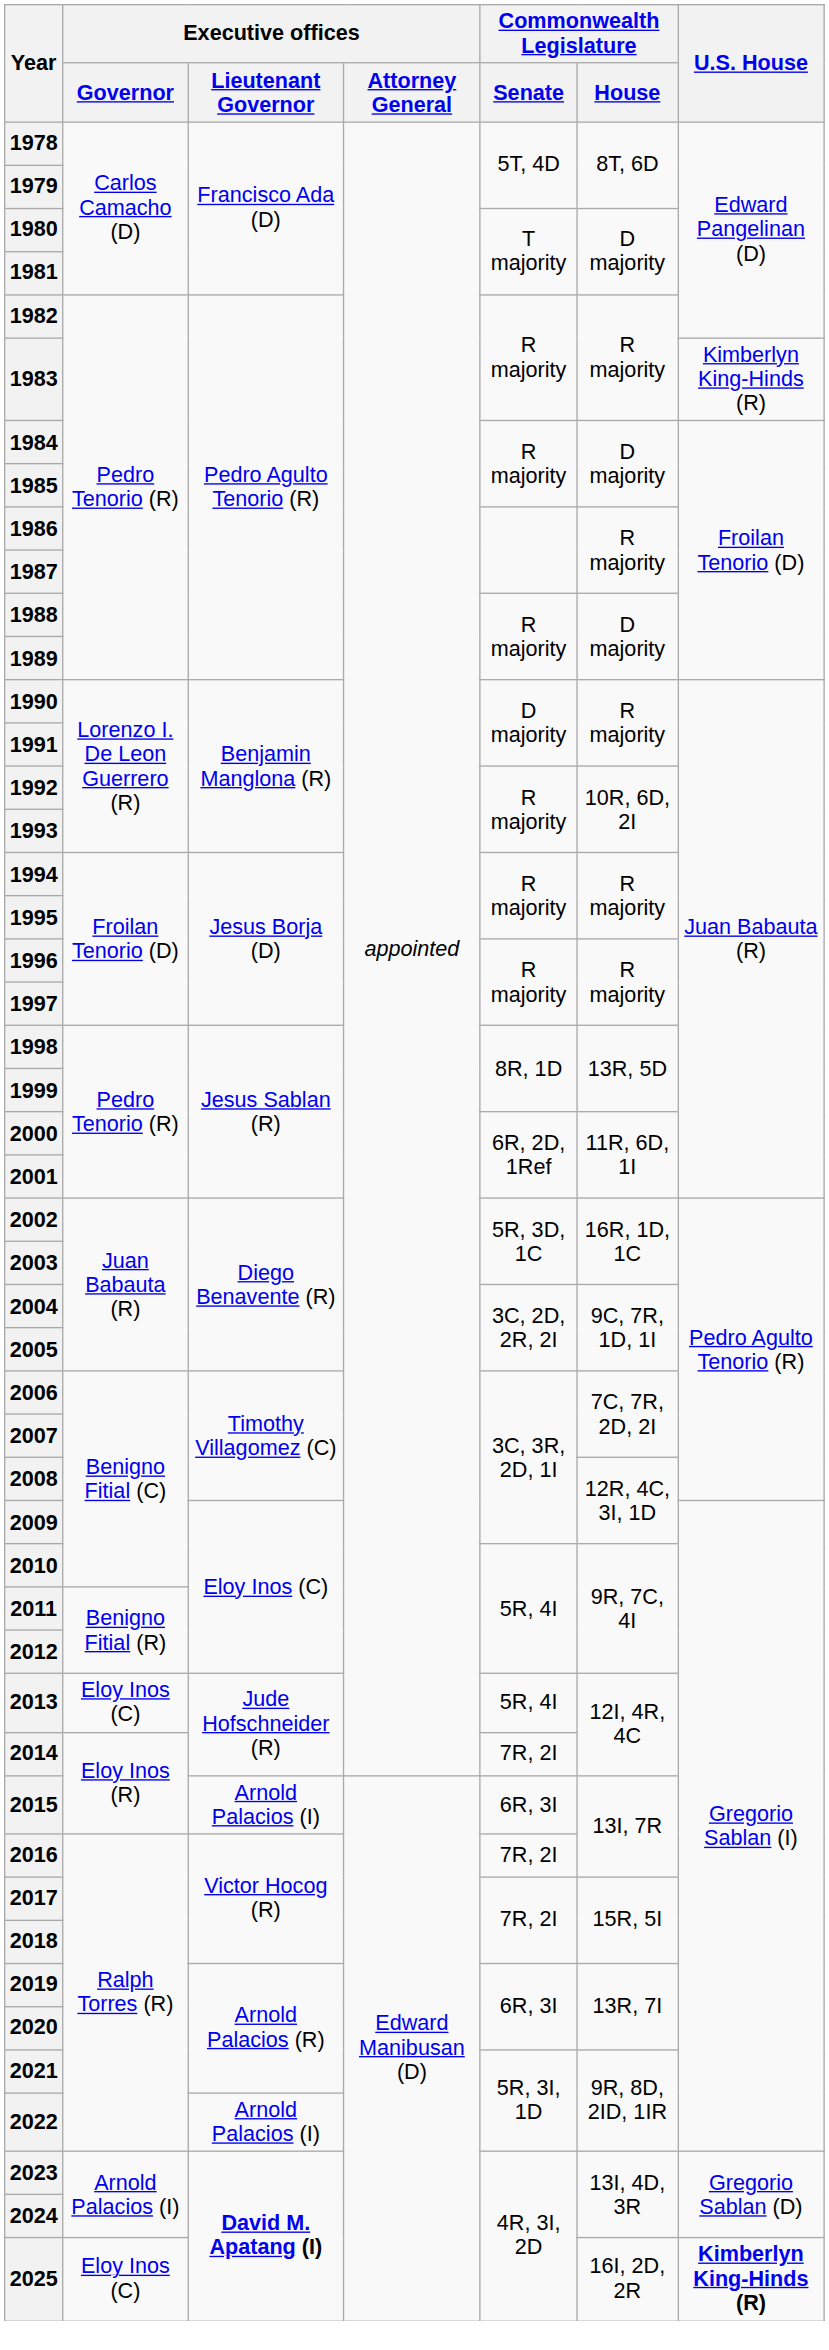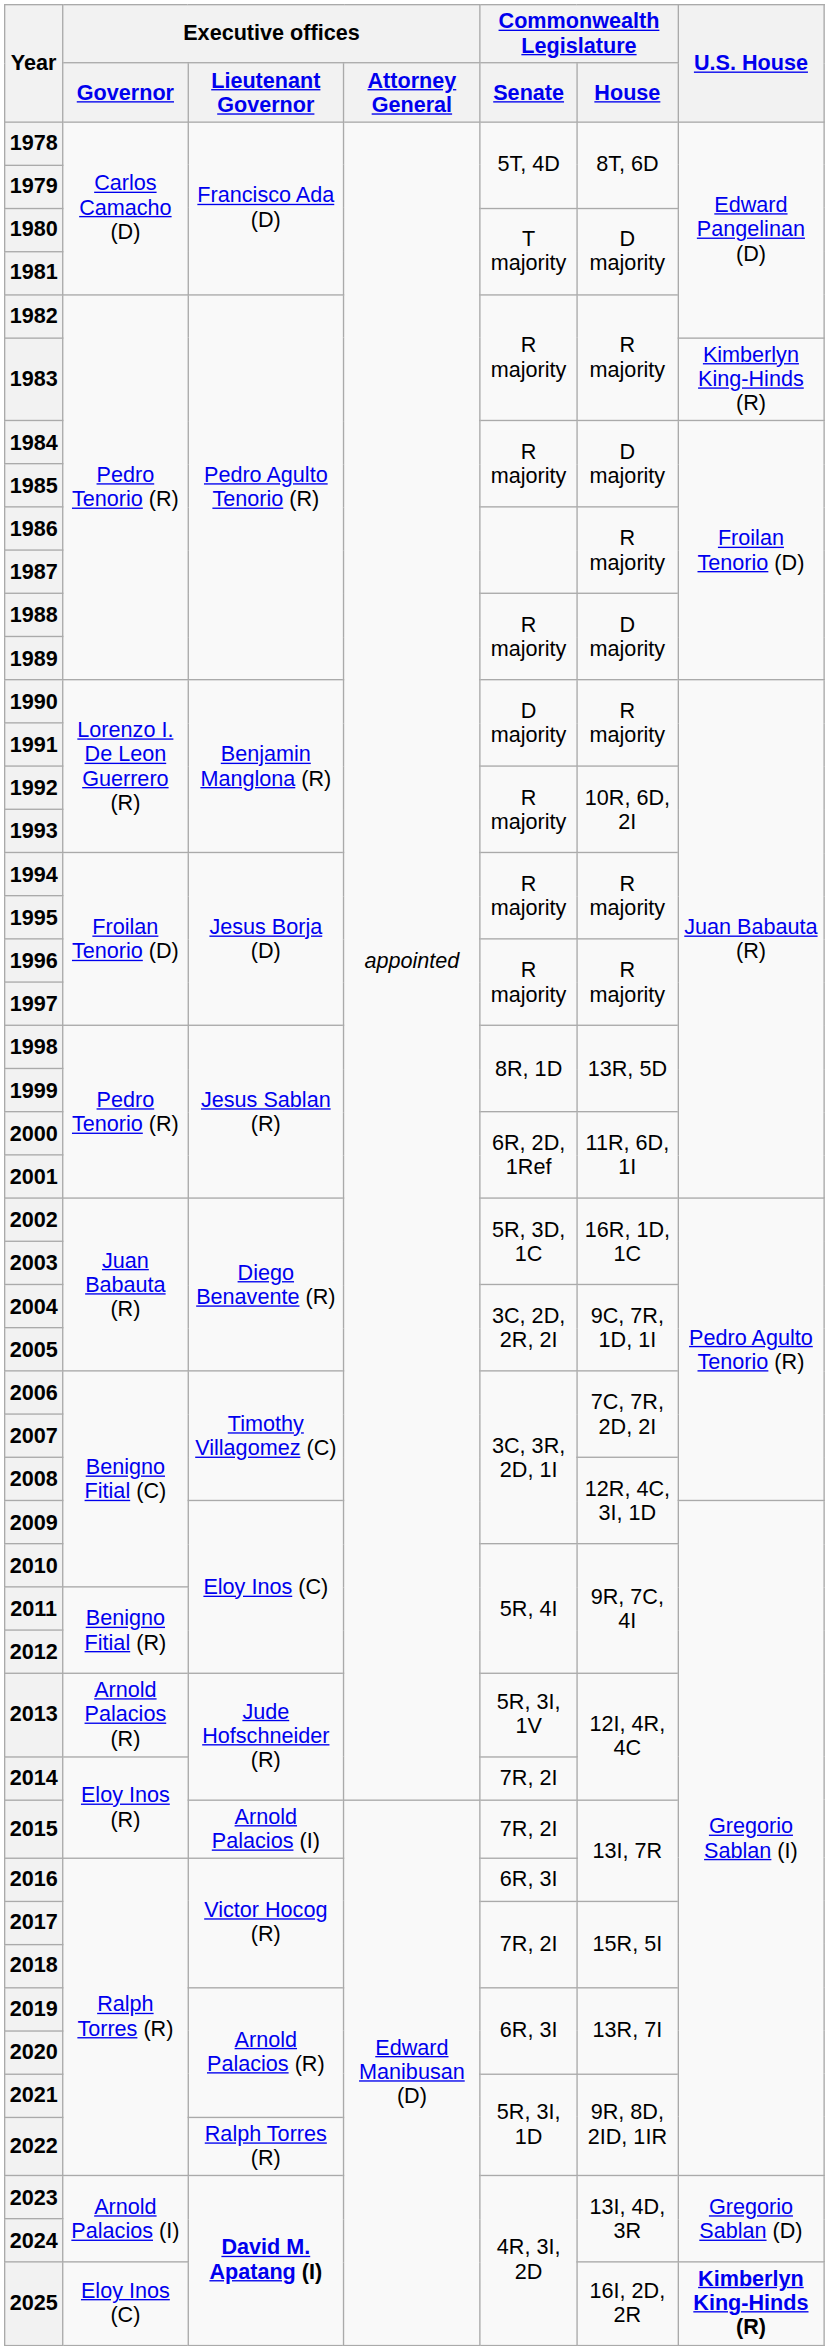(125, 1702) Eloy Inos (C) -> (125, 1714) Arnold Palacios (R)
(529, 1702) 5R, 4I -> (529, 1714) 5R, 3I, 1V
(529, 1804) 6R, 3I -> (529, 1828) 7R, 2I
(529, 1855) 7R, 2I -> (529, 1879) 6R, 3I
(266, 2122) Arnold Palacios (I) -> (266, 2146) Ralph Torres (R)
